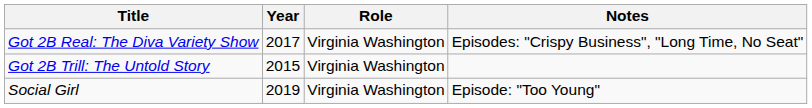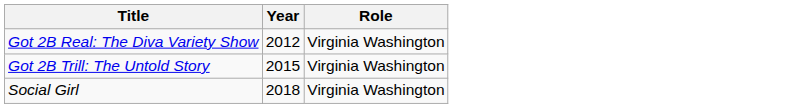- column: (627, 16)
(283, 41) 2017 -> (283, 41) 2012
(283, 90) 2019 -> (283, 90) 2018
